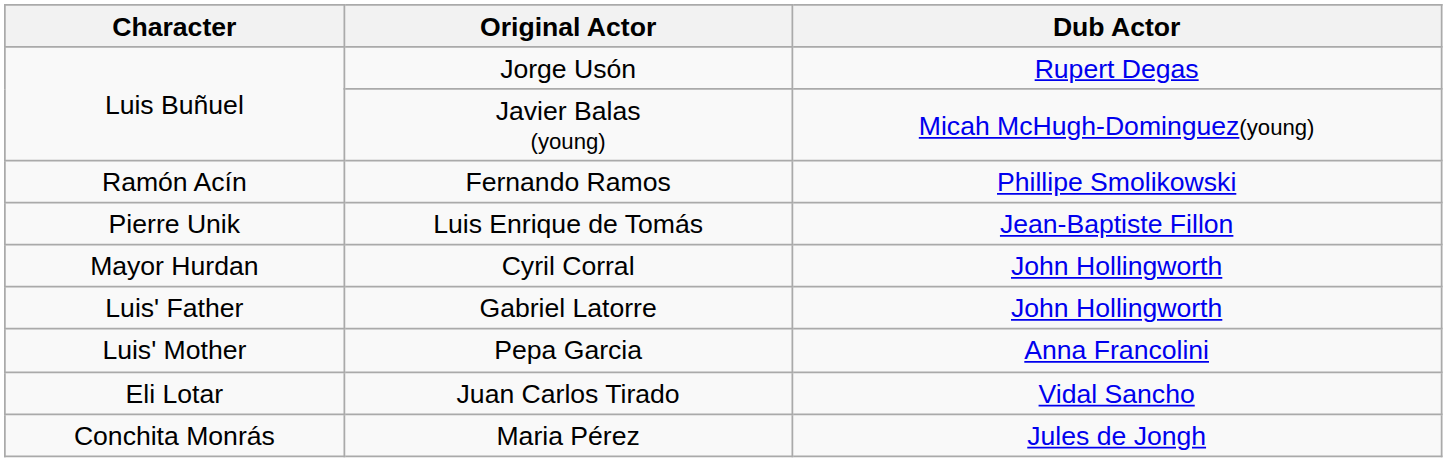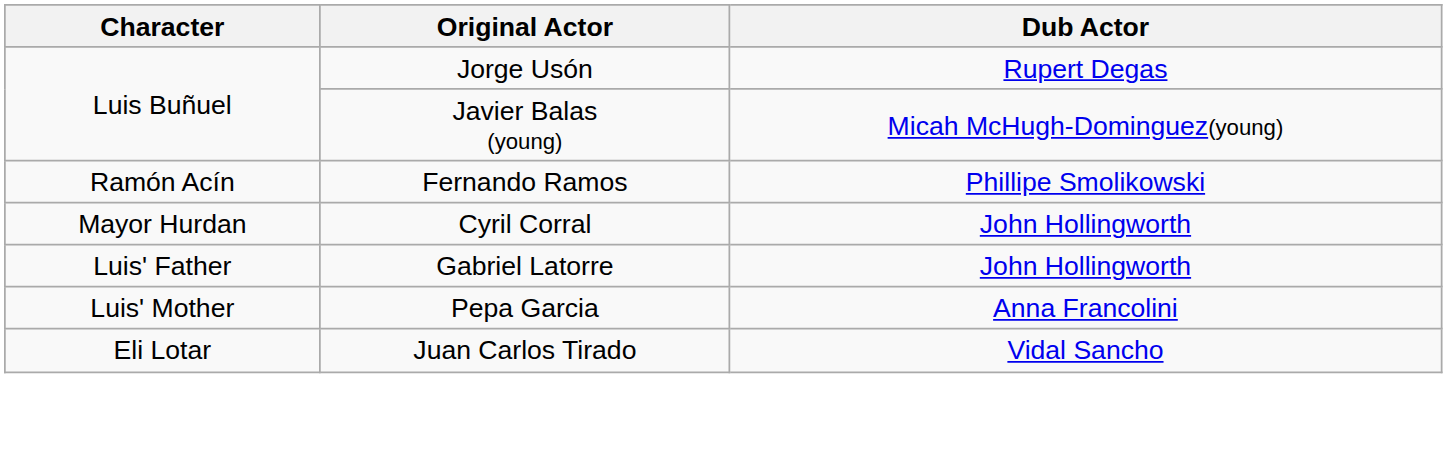- row: (568, 224)
- row: (568, 435)
